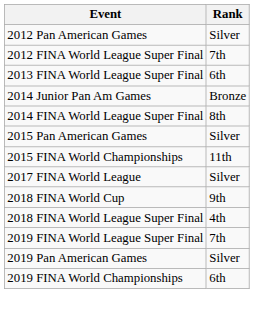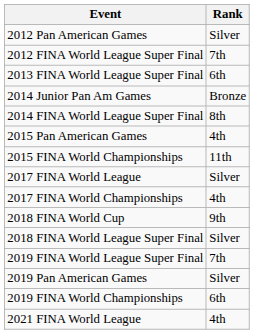(225, 136) Silver -> (217, 136) 4th
+ row: (95, 197)
(217, 217) 4th -> (225, 237) Silver
+ row: (74, 319)
